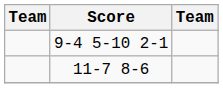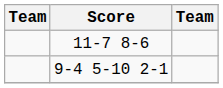rows swapped: (111, 43) <-> (111, 69)
